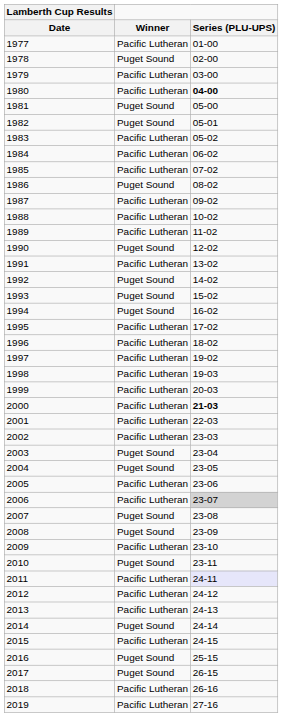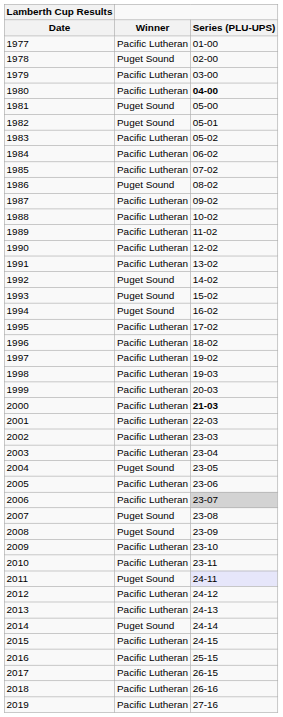(146, 248) Puget Sound -> (153, 248) Pacific Lutheran
(146, 452) Puget Sound -> (153, 452) Pacific Lutheran
(146, 563) Puget Sound -> (153, 563) Pacific Lutheran
(153, 578) Pacific Lutheran -> (146, 578) Puget Sound
(146, 657) Puget Sound -> (153, 657) Pacific Lutheran
(146, 673) Puget Sound -> (153, 673) Pacific Lutheran
